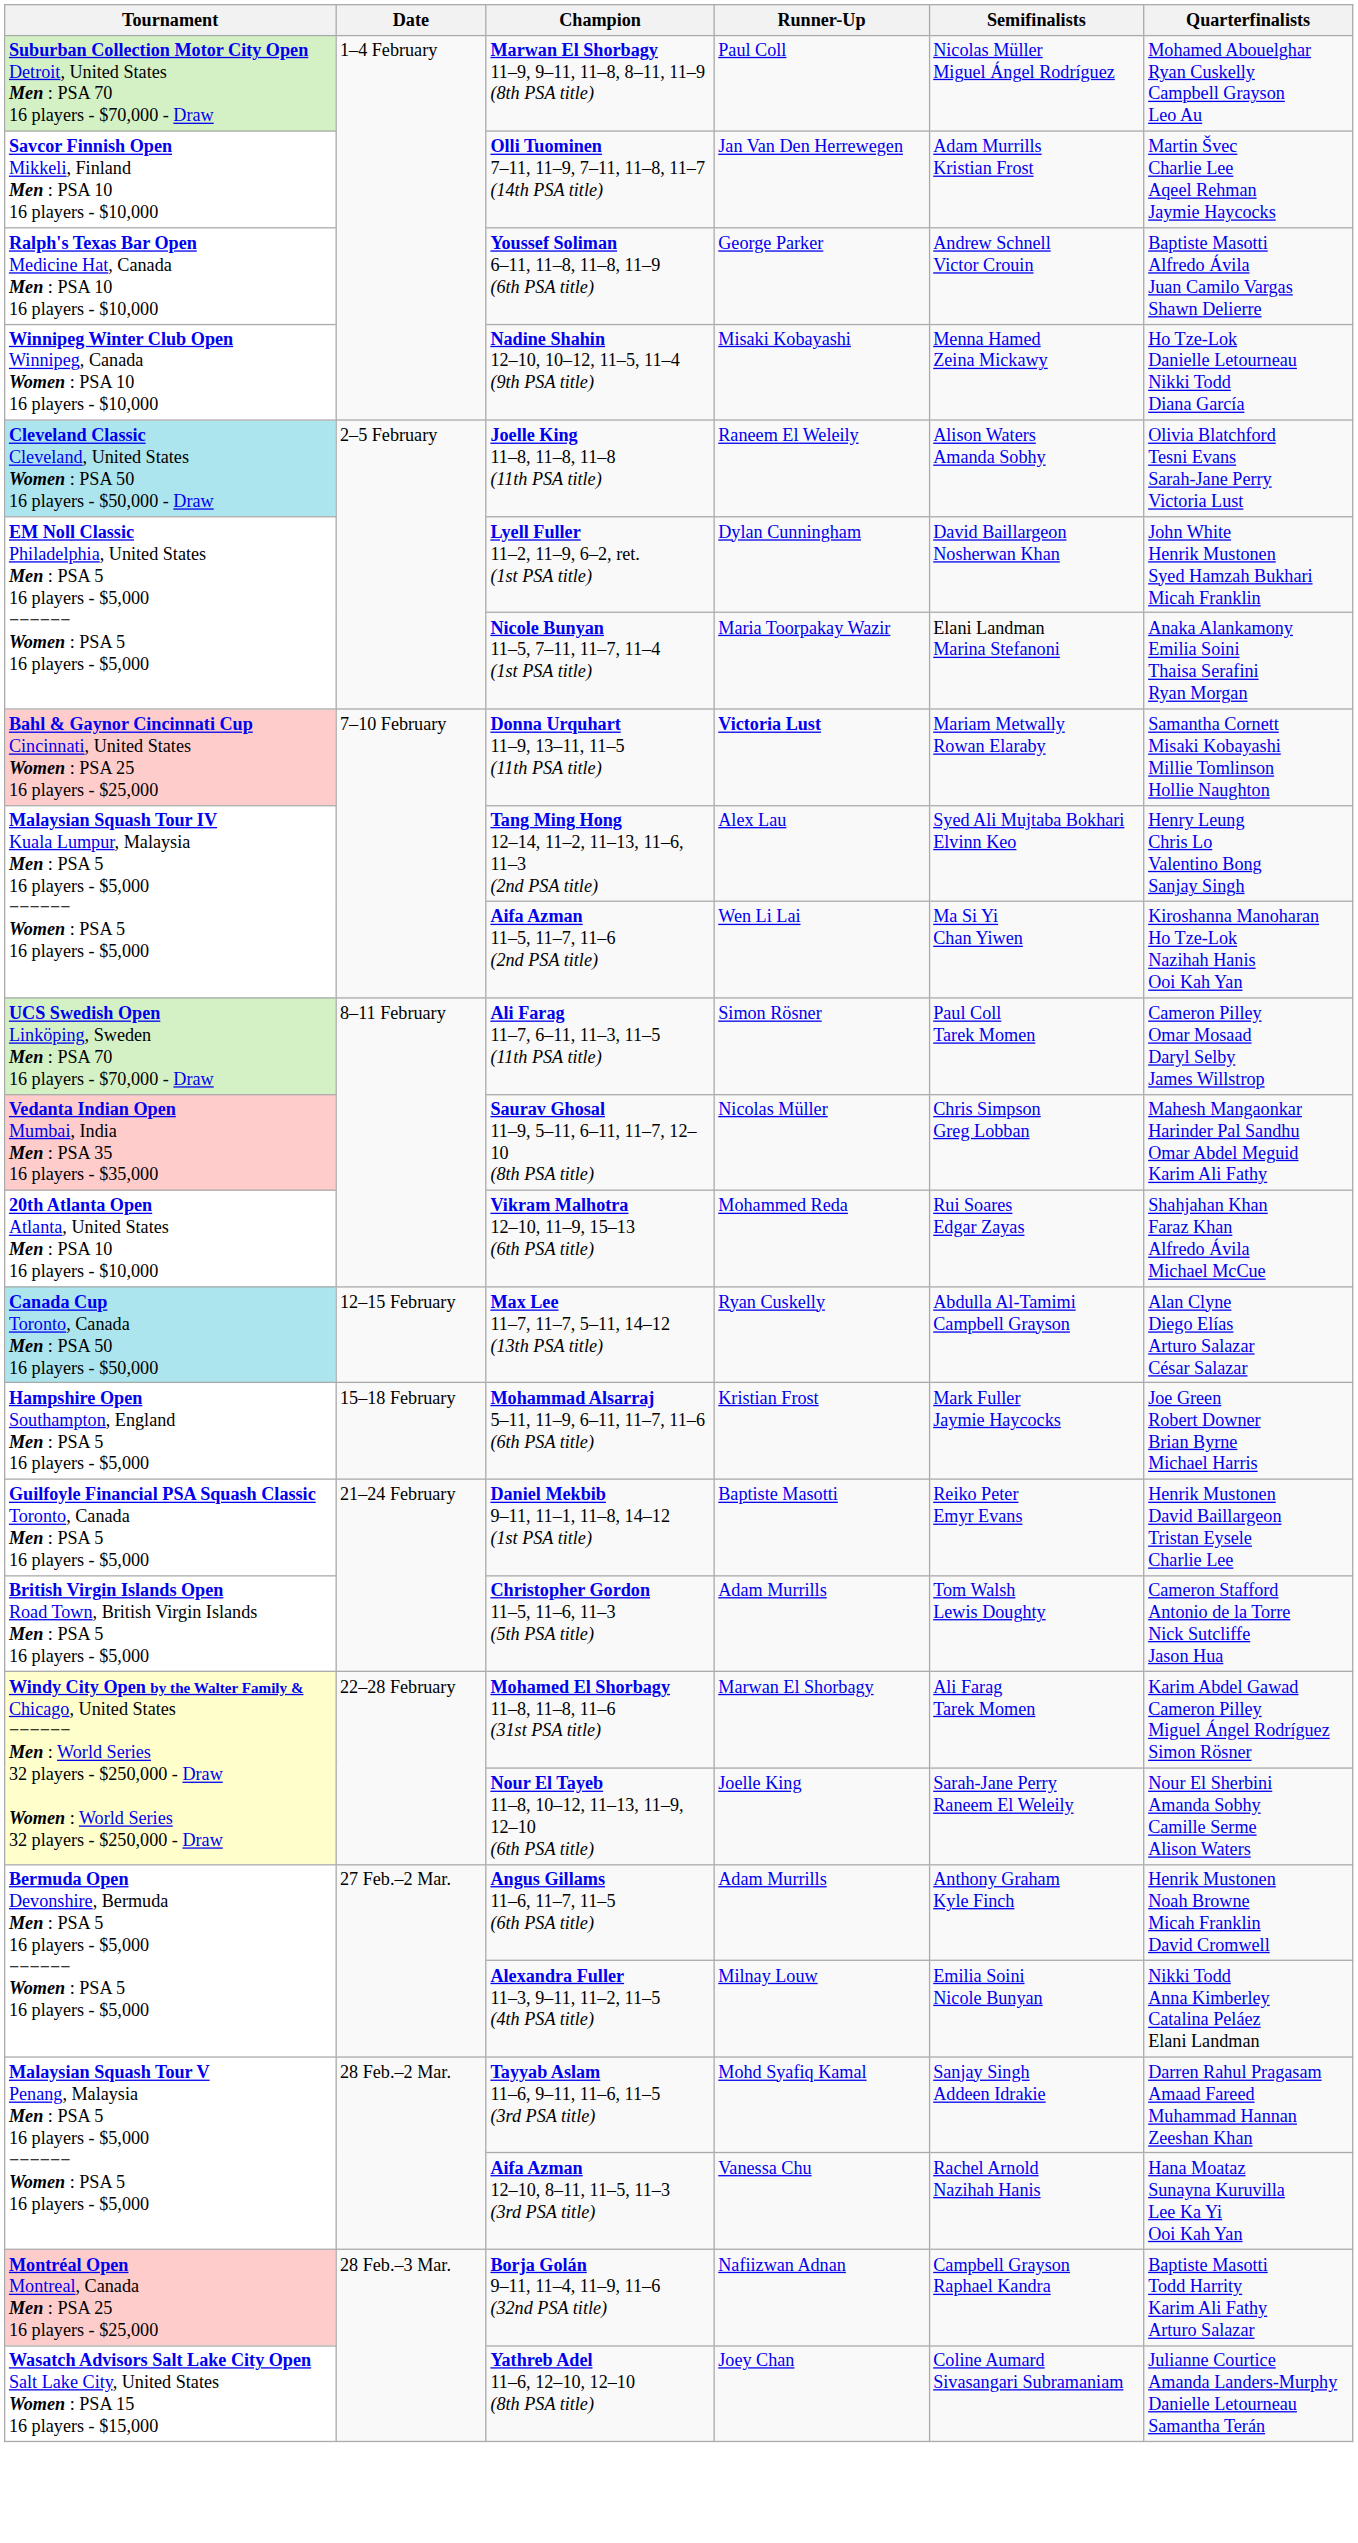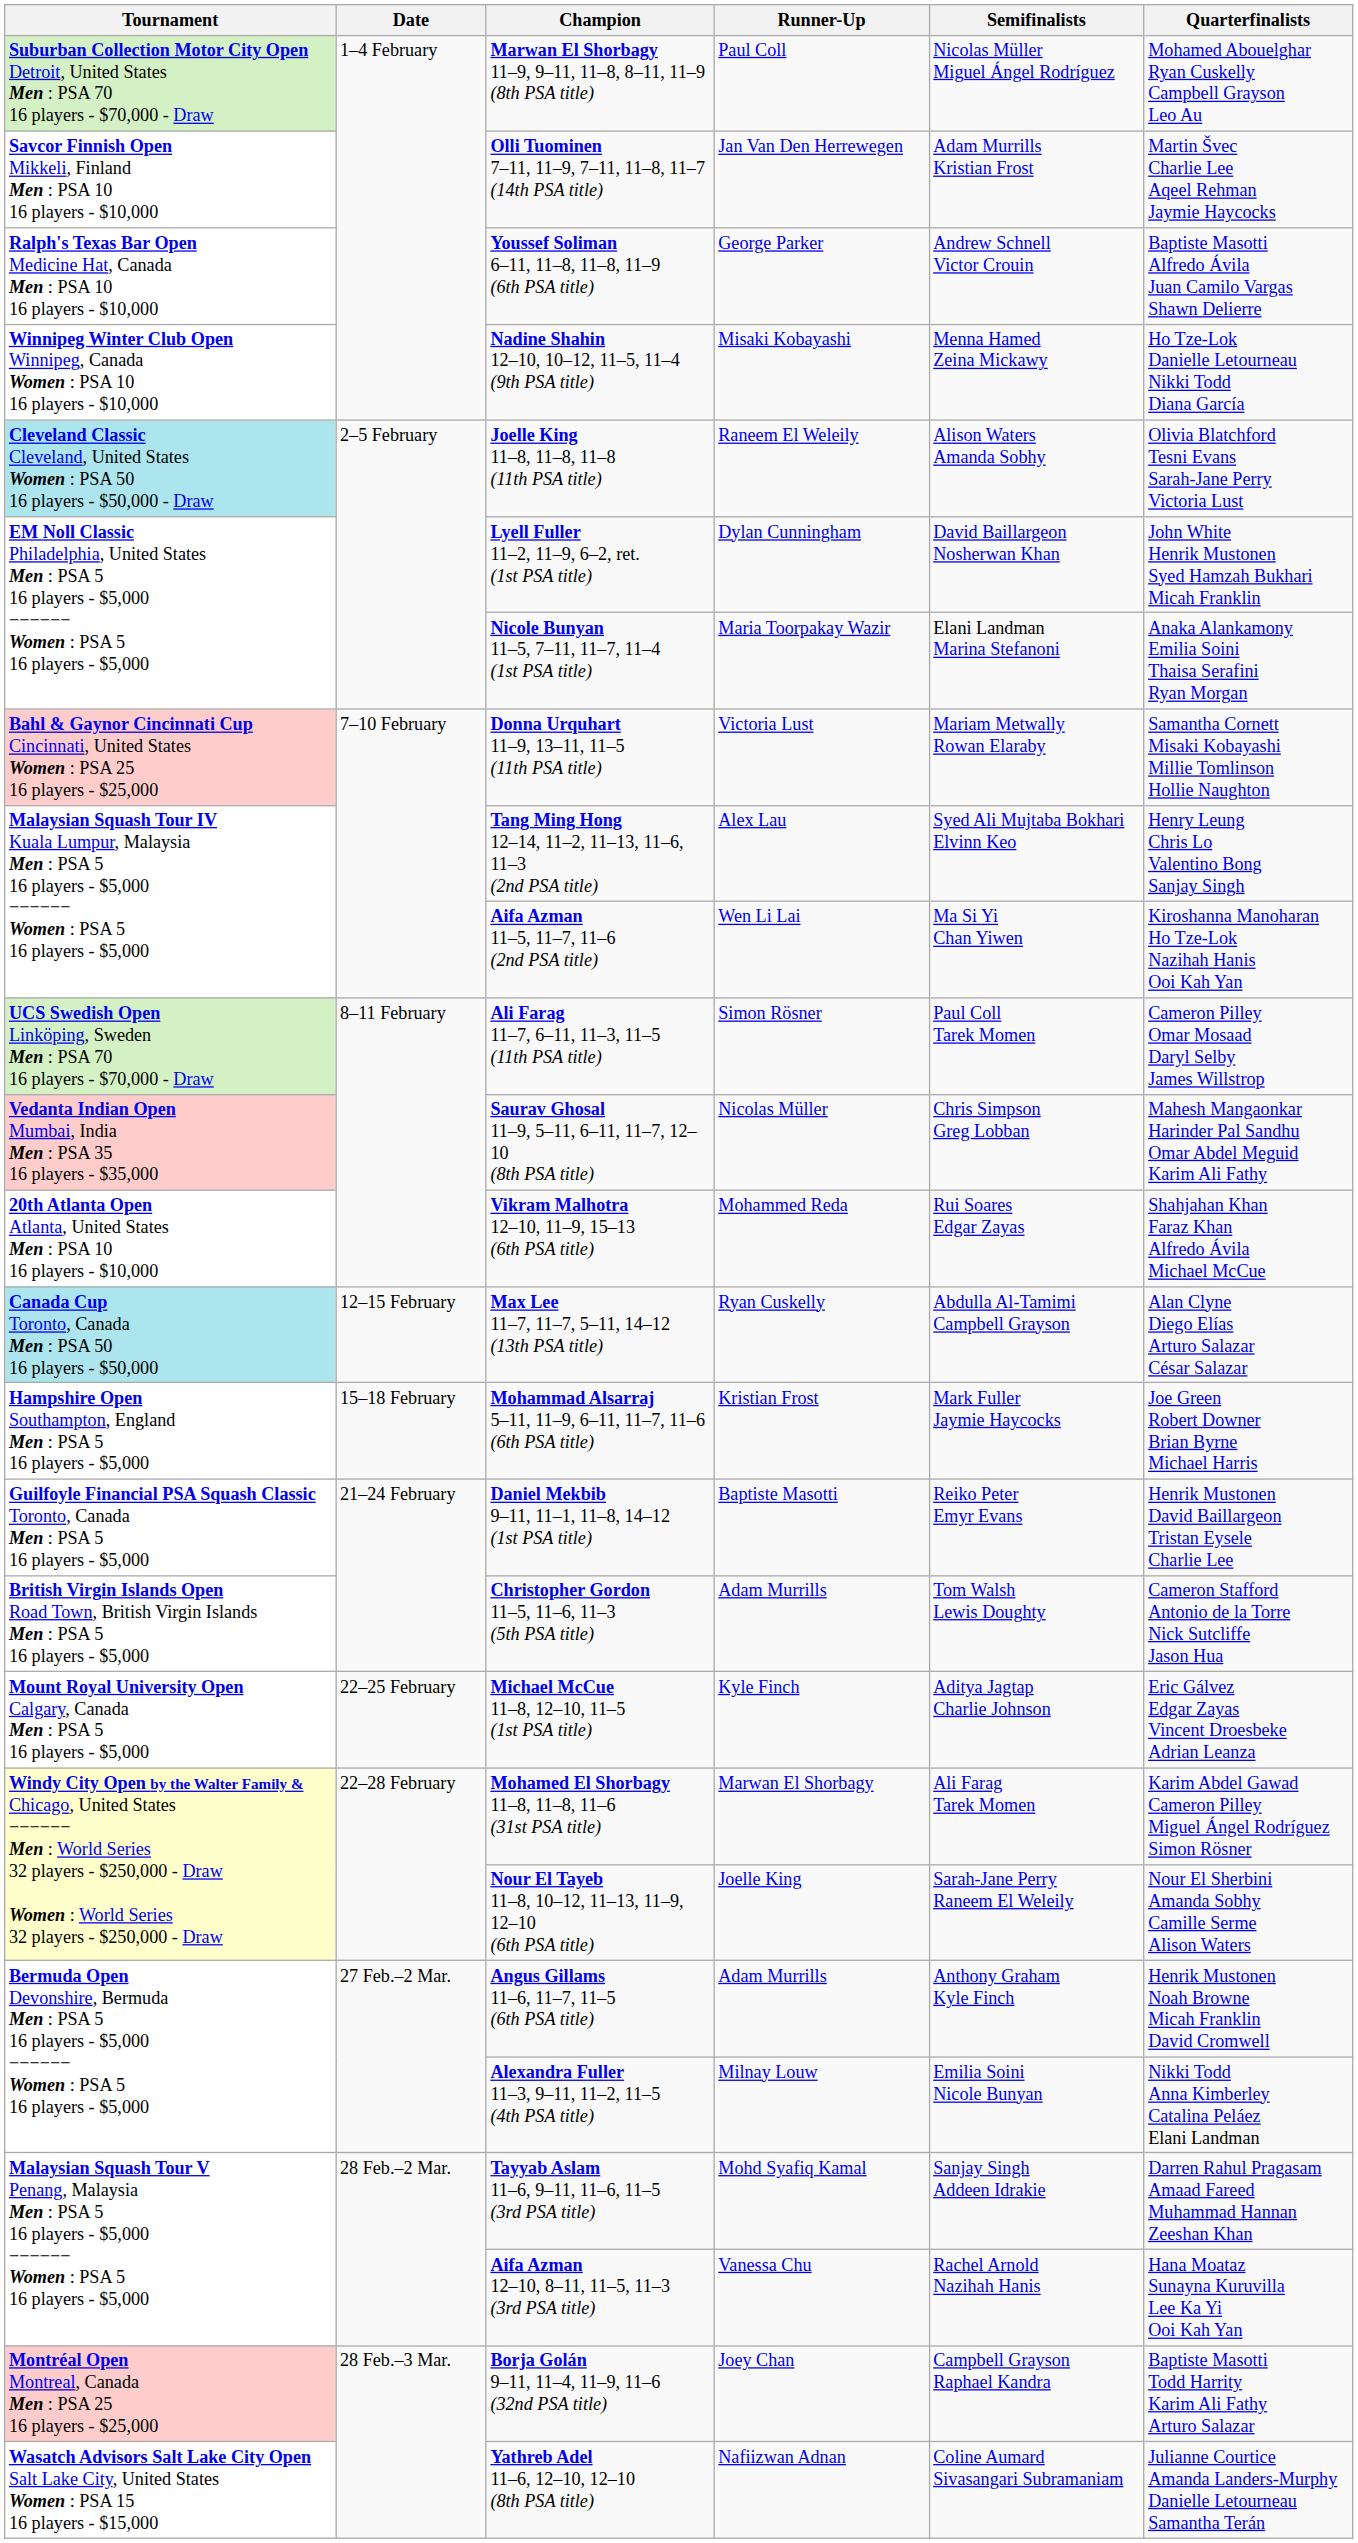(770, 724) bold -> (766, 724) normal
+ row: (558, 1708)
(782, 2264) Nafiizwan Adnan -> (756, 2360) Joey Chan
(756, 2360) Joey Chan -> (782, 2456) Nafiizwan Adnan
